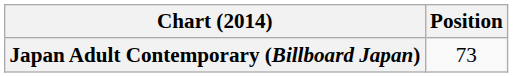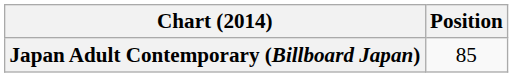(466, 54) 73 -> (466, 54) 85
